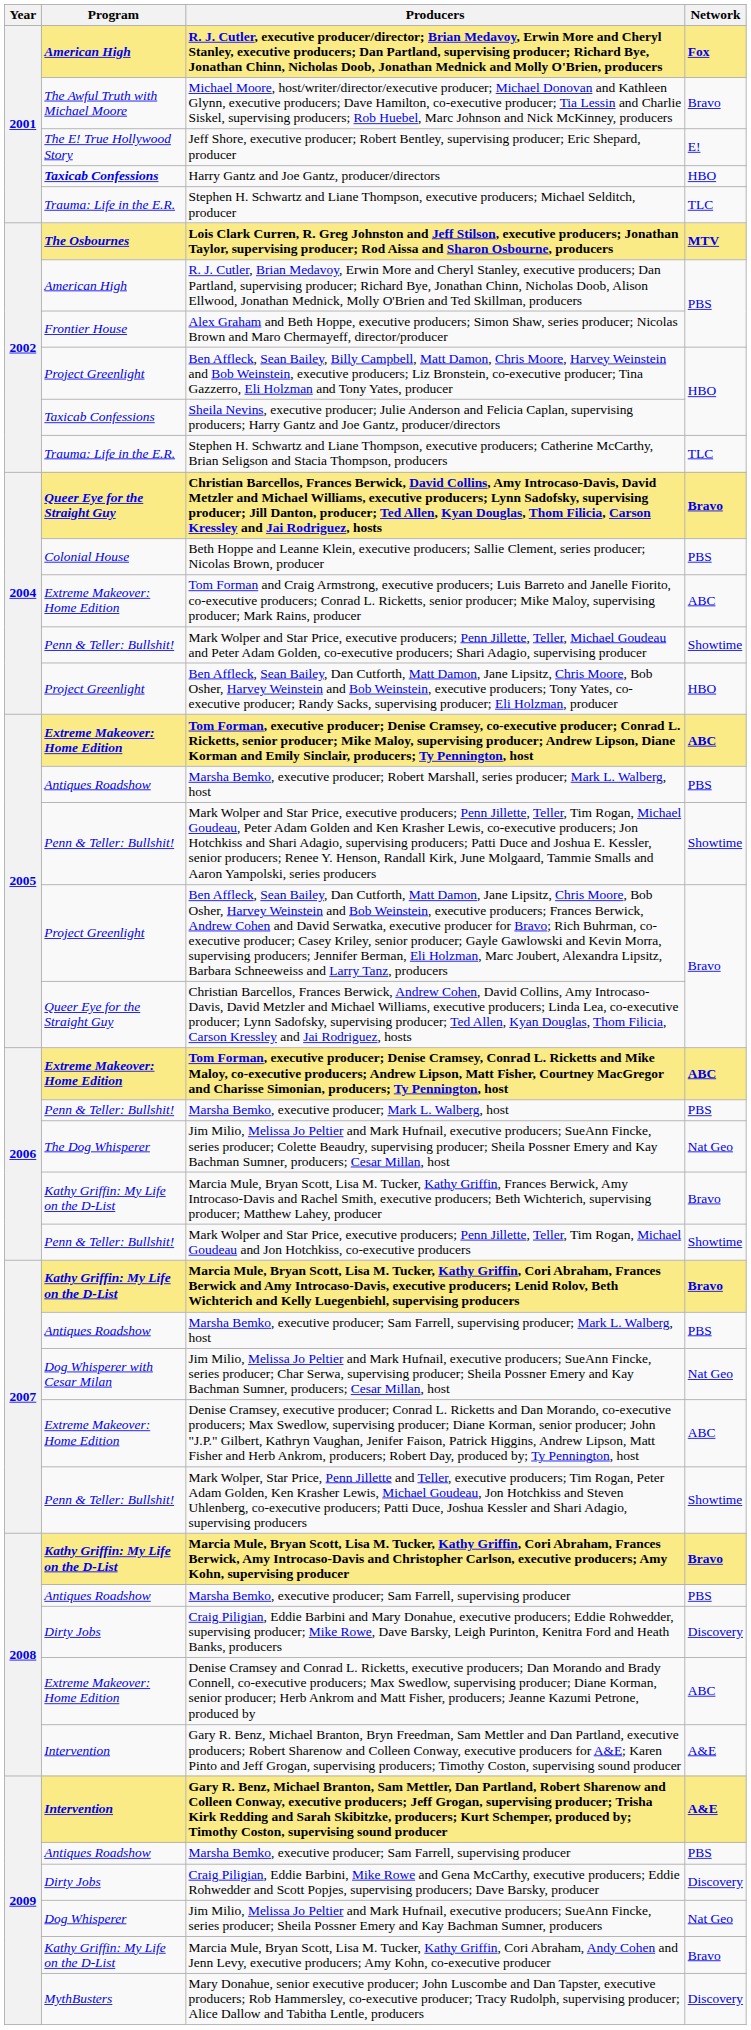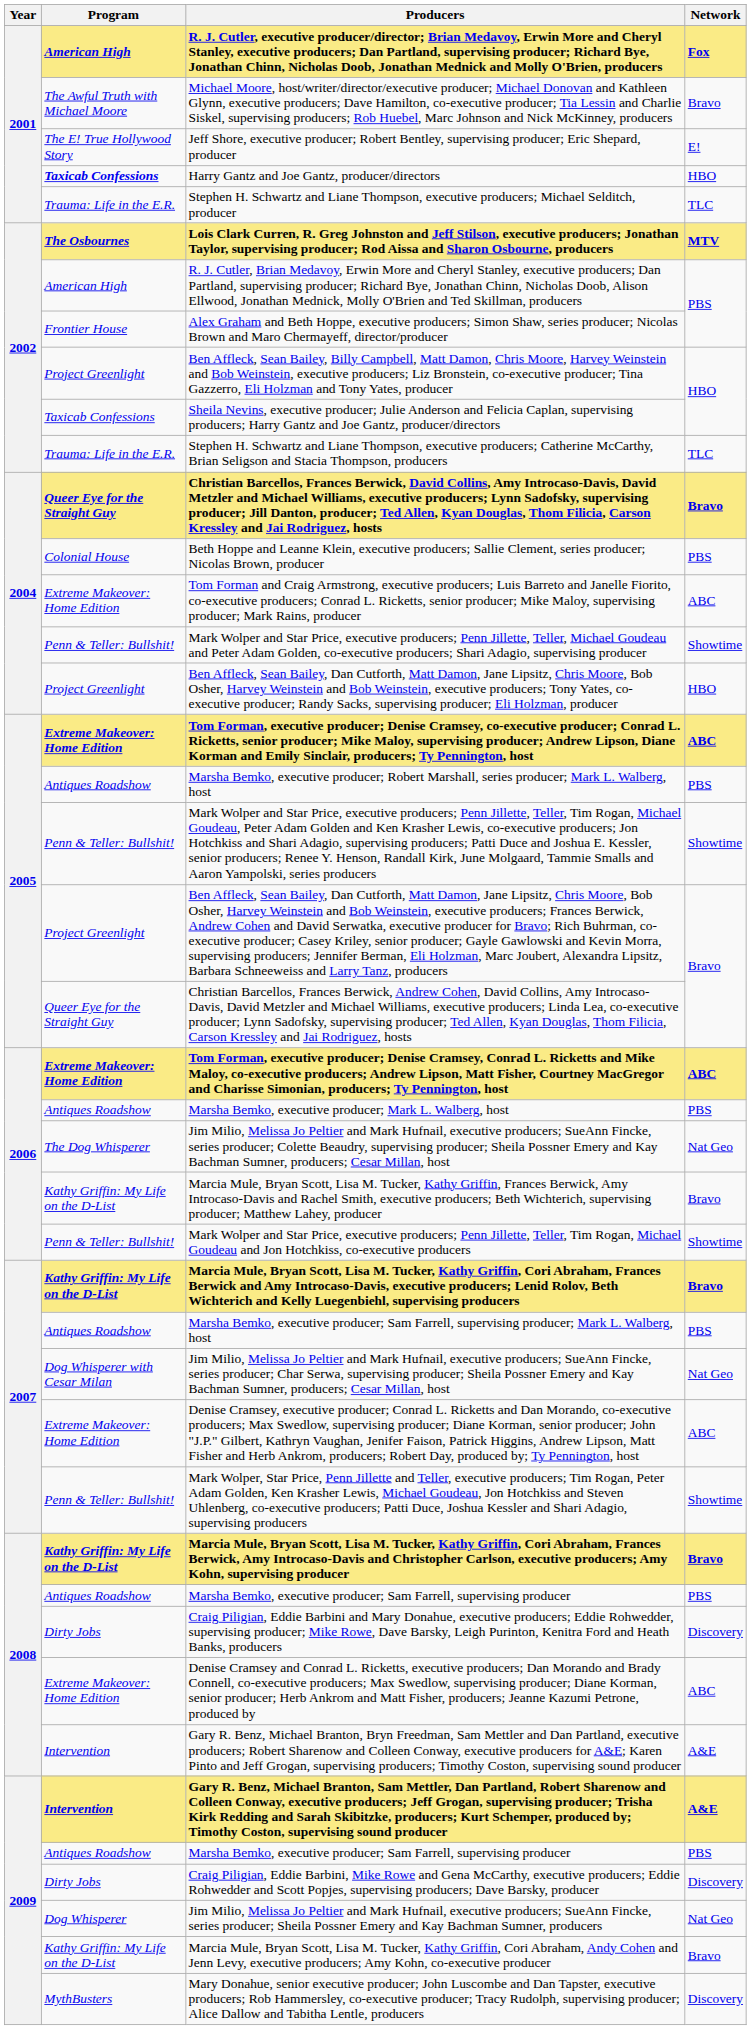(109, 1110) Penn & Teller: Bullshit! -> (98, 1110) Antiques Roadshow
